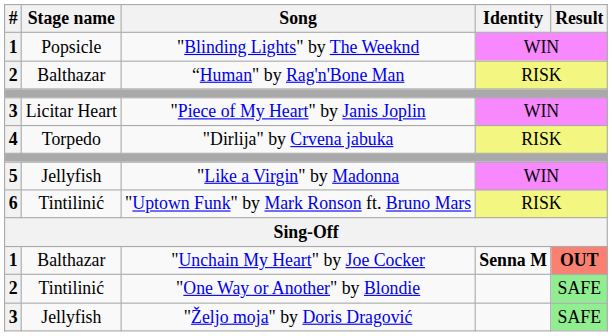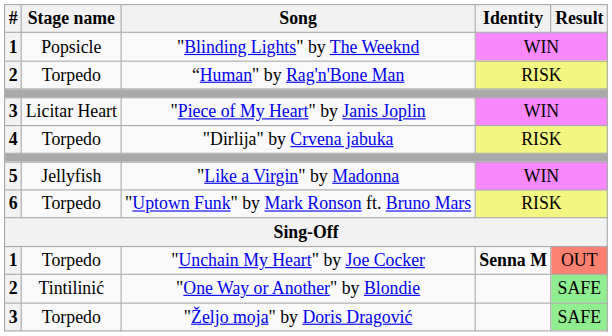(71, 74) Balthazar -> (71, 74) Torpedo
(71, 203) Tintilinić -> (71, 203) Torpedo
(71, 260) Balthazar -> (71, 260) Torpedo
(579, 260) bold -> (579, 260) normal
(71, 316) Jellyfish -> (71, 316) Torpedo
